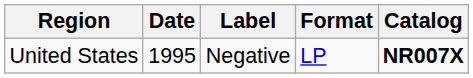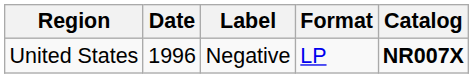(172, 55) 1995 -> (172, 55) 1996
